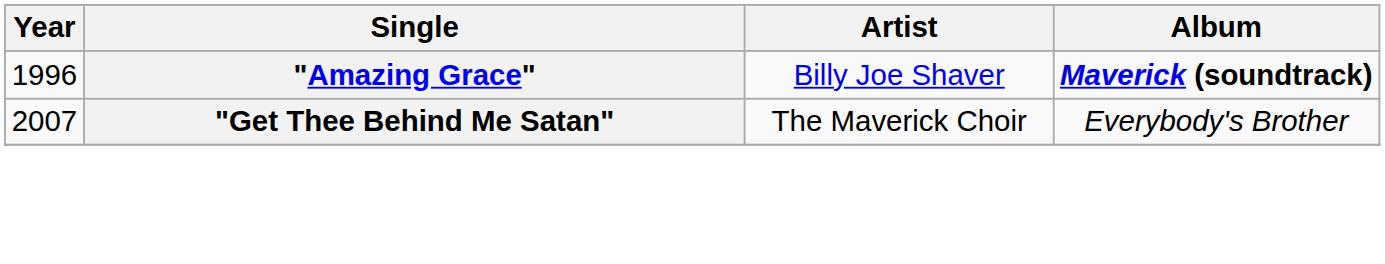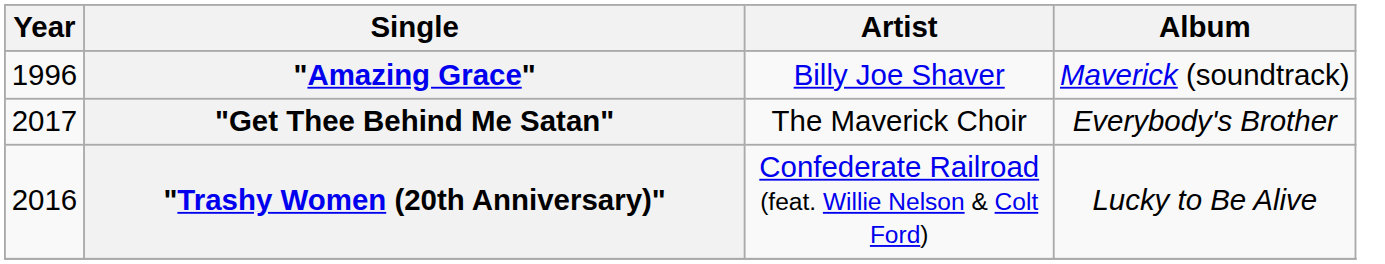(1216, 74) bold -> (1205, 74) normal
(44, 121) 2007 -> (44, 121) 2017
+ row: (415, 201)
